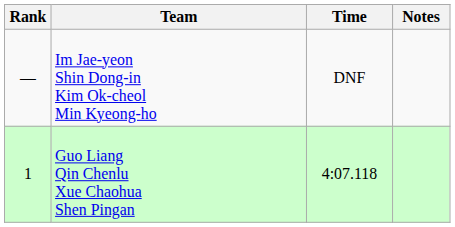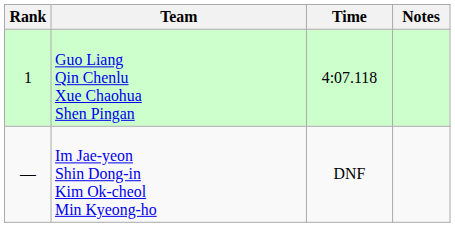rows swapped: (98, 183) <-> (106, 86)
